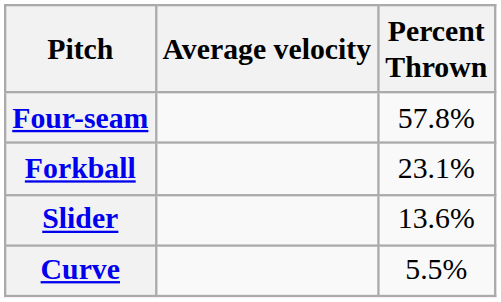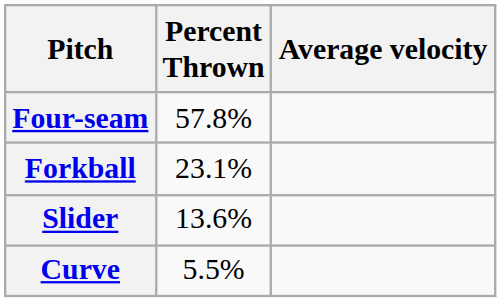columns swapped: (436, 48) <-> (267, 48)
